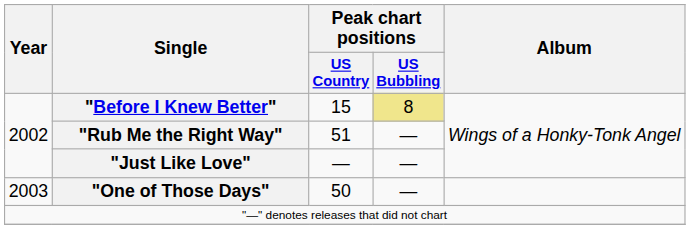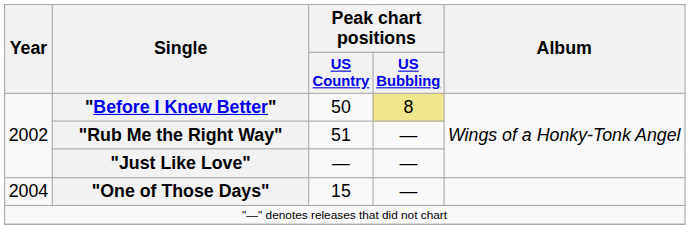(341, 107) 15 -> (341, 107) 50
(28, 191) 2003 -> (28, 191) 2004
(341, 191) 50 -> (341, 191) 15
